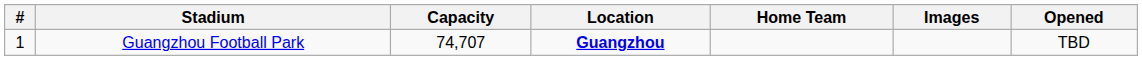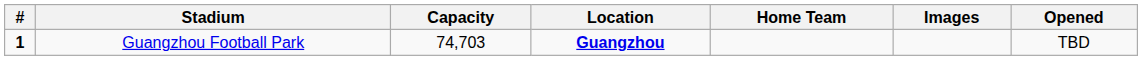(20, 42) normal -> (20, 42) bold
(461, 42) 74,707 -> (461, 42) 74,703
